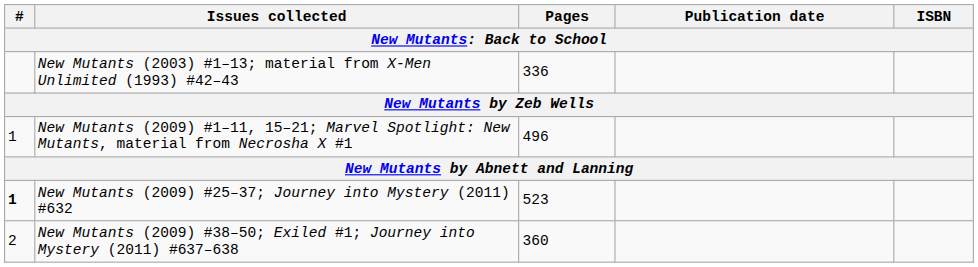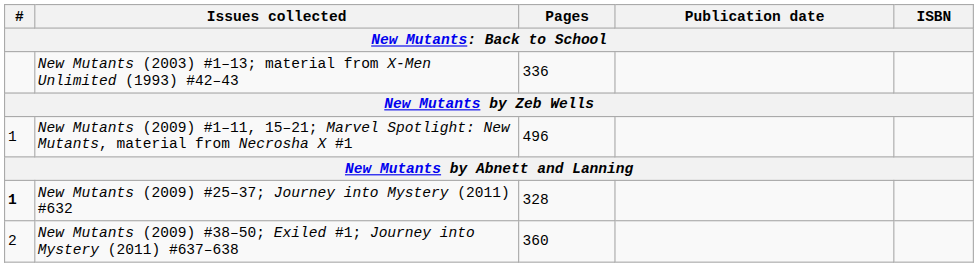(536, 201) 523 -> (536, 201) 328
